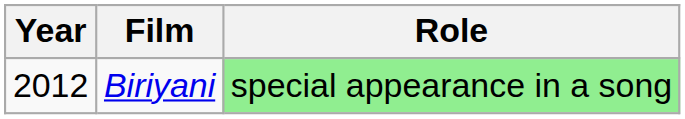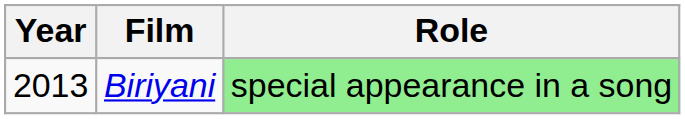(51, 85) 2012 -> (51, 85) 2013
